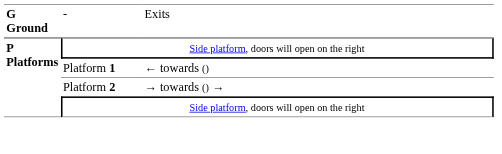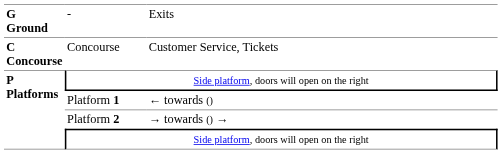+ row: (93, 47)
